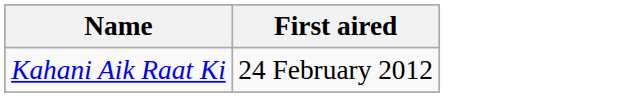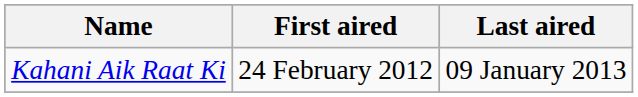+ column: (536, 26)
